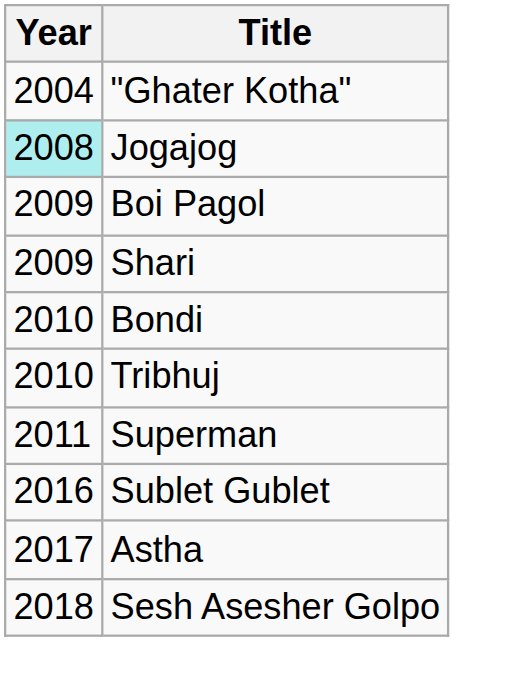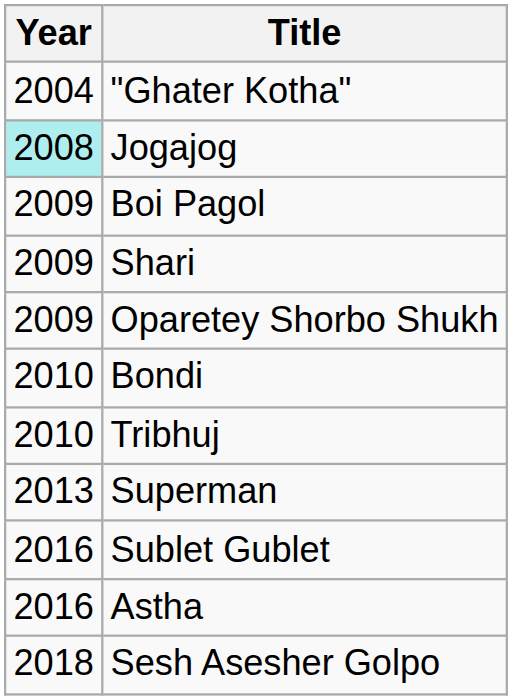+ row: (305, 319)
(52, 434) 2011 -> (54, 491) 2013
(54, 549) 2017 -> (54, 606) 2016
